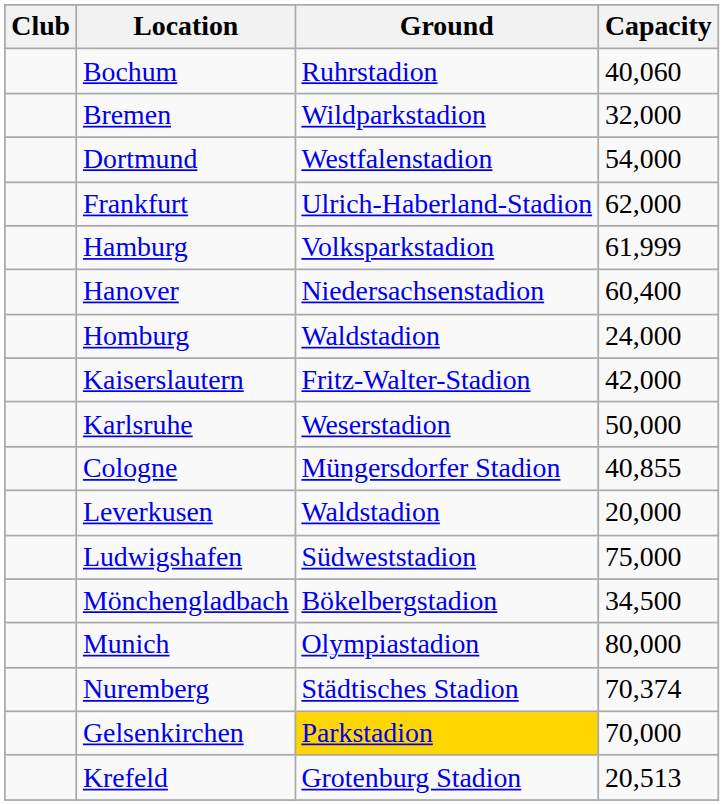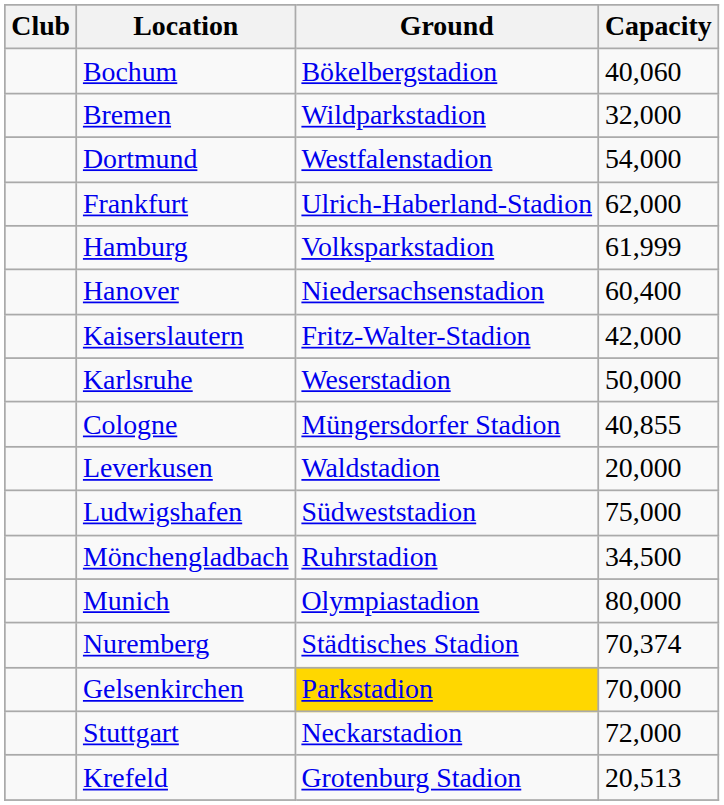(369, 70) Ruhrstadion -> (399, 70) Bökelbergstadion
- row: (136, 335)
(399, 600) Bökelbergstadion -> (369, 556) Ruhrstadion
+ row: (131, 733)
